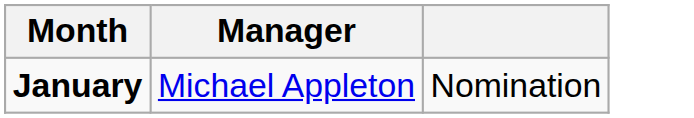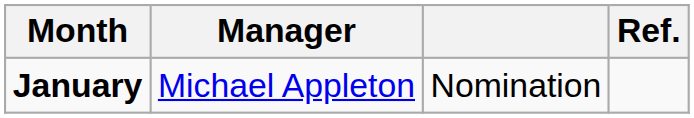+ column: (649, 31)
